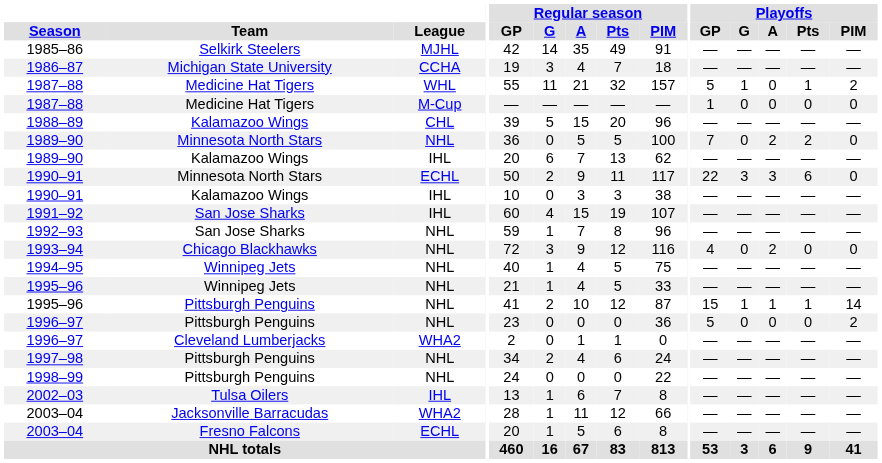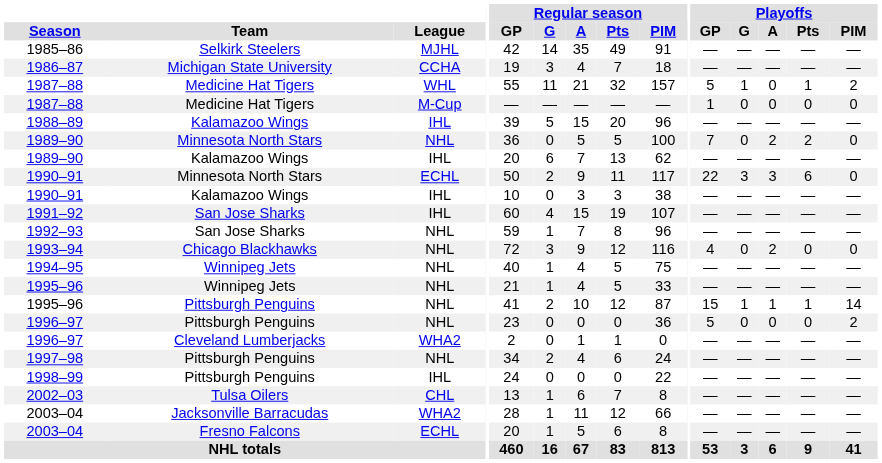(440, 122) CHL -> (440, 122) IHL
(440, 377) NHL -> (440, 377) IHL
(440, 395) IHL -> (440, 395) CHL
